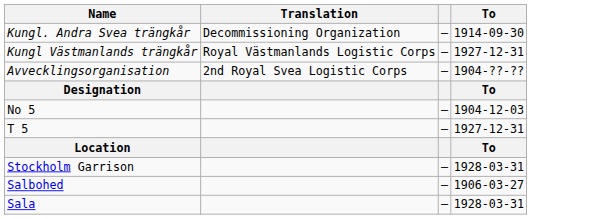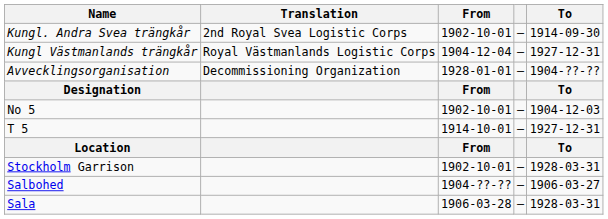+ column: (476, 14)
(302, 33) Decommissioning Organization -> (305, 33) 2nd Royal Svea Logistic Corps
(305, 71) 2nd Royal Svea Logistic Corps -> (302, 71) Decommissioning Organization
